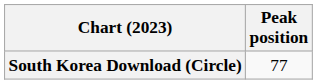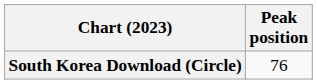(279, 65) 77 -> (279, 65) 76
